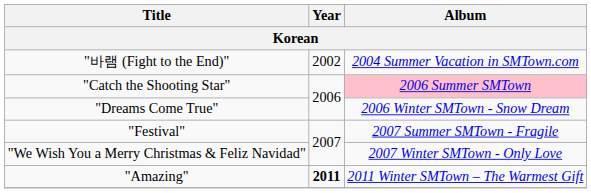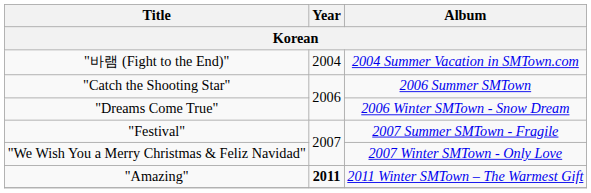(327, 62) 2002 -> (327, 62) 2004
(465, 86) pink background -> (465, 86) no background
